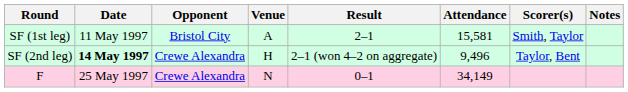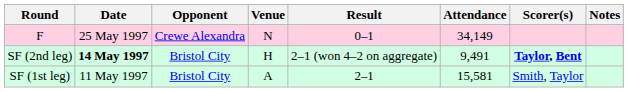rows swapped: (40, 35) <-> (40, 76)
(200, 55) Crewe Alexandra -> (200, 55) Bristol City
(475, 55) 9,496 -> (475, 55) 9,491
(548, 55) normal -> (548, 55) bold
